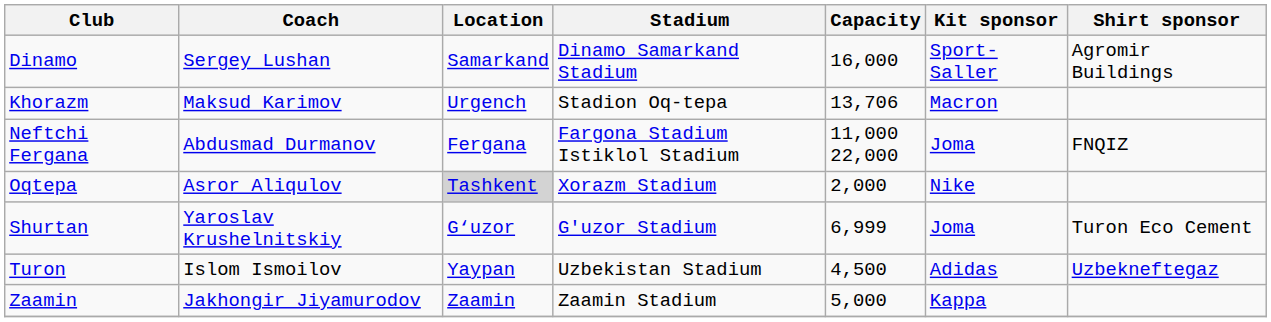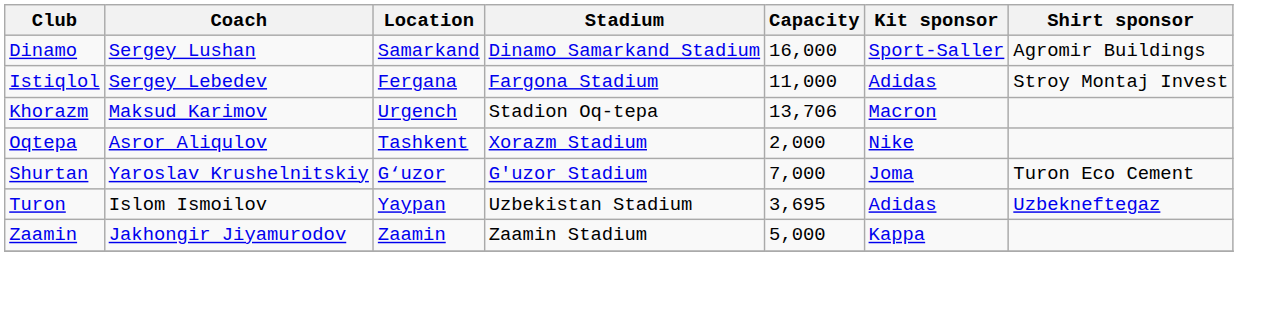+ row: (54, 82)
- row: (49, 145)
(492, 186) lightgrey background -> (423, 143) no background
(859, 228) 6,999 -> (797, 174) 7,000
(859, 270) 4,500 -> (797, 204) 3,695
